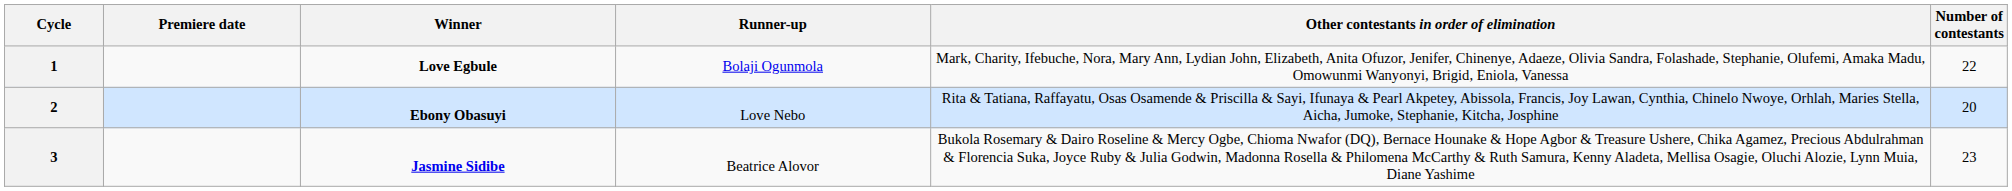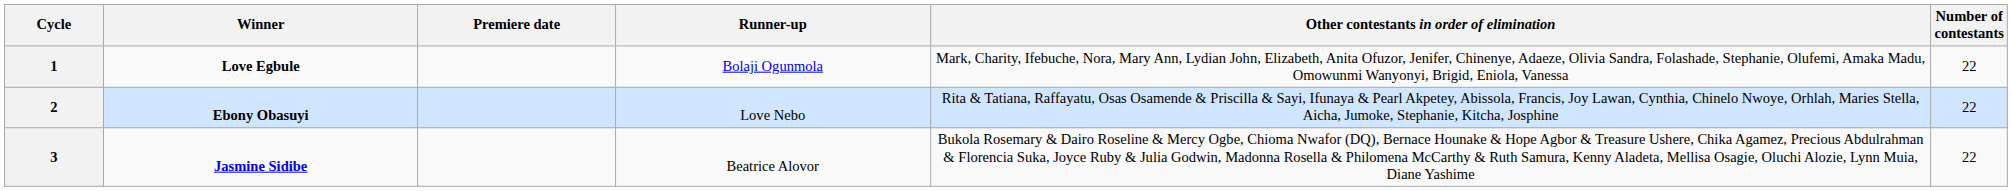columns swapped: (202, 25) <-> (458, 25)
(1969, 107) 20 -> (1969, 107) 22
(1969, 157) 23 -> (1969, 157) 22
